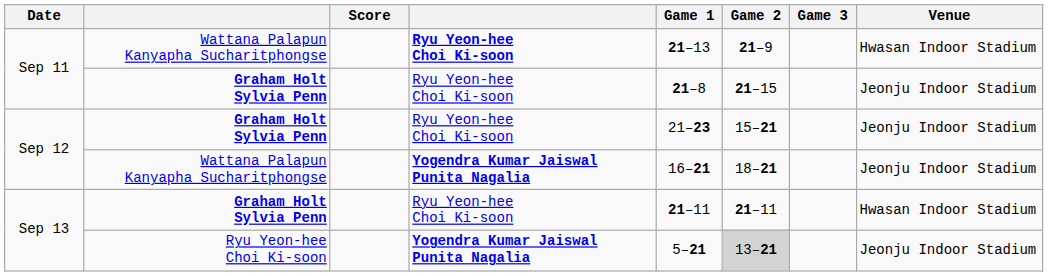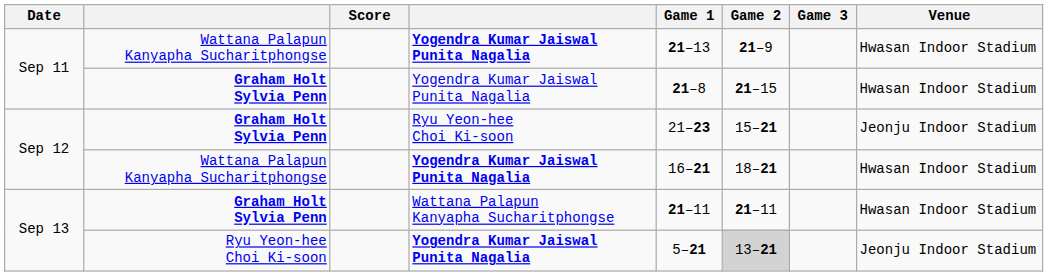(463, 48) Ryu Yeon-hee Choi Ki-soon -> (505, 48) Yogendra Kumar Jaiswal Punita Nagalia
(463, 88) Ryu Yeon-hee Choi Ki-soon -> (505, 88) Yogendra Kumar Jaiswal Punita Nagalia
(948, 88) Jeonju Indoor Stadium -> (948, 88) Hwasan Indoor Stadium
(948, 169) Jeonju Indoor Stadium -> (948, 169) Hwasan Indoor Stadium
(463, 210) Ryu Yeon-hee Choi Ki-soon -> (513, 210) Wattana Palapun Kanyapha Sucharitphongse
